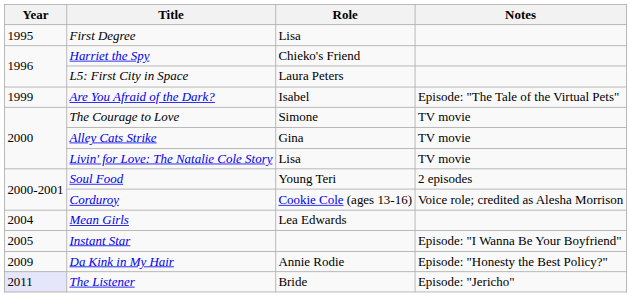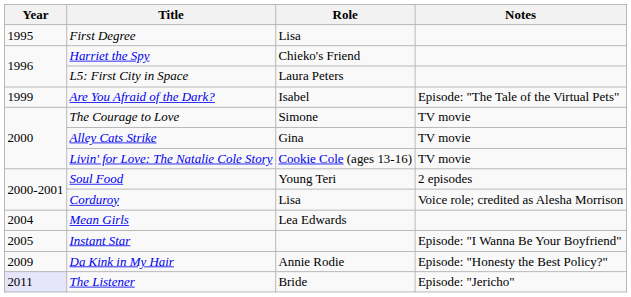(290, 158) Lisa -> (345, 158) Cookie Cole (ages 13-16)
(345, 199) Cookie Cole (ages 13-16) -> (290, 199) Lisa
